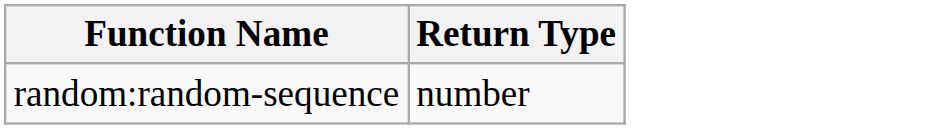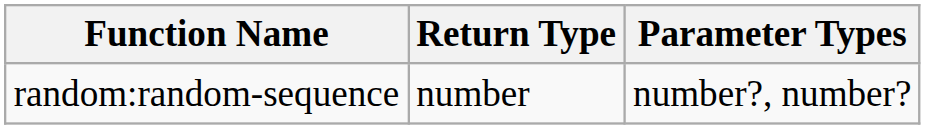+ column: (772, 33)
